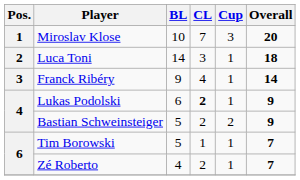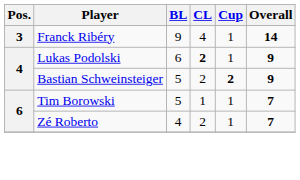- row: (79, 36)
- row: (64, 57)
(231, 121) normal -> (231, 79) bold
